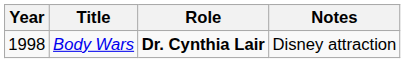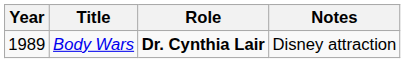(27, 44) 1998 -> (27, 44) 1989
